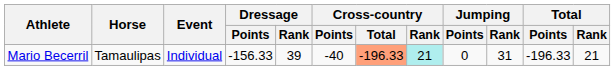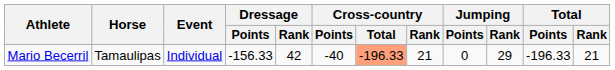(294, 55) 39 -> (294, 55) 42
(425, 55) paleturquoise background -> (425, 55) no background
(505, 55) 31 -> (505, 55) 29
